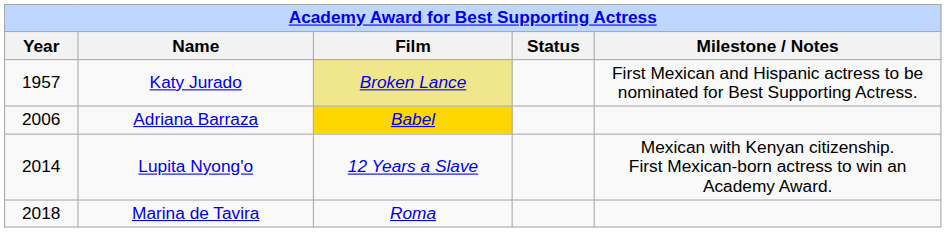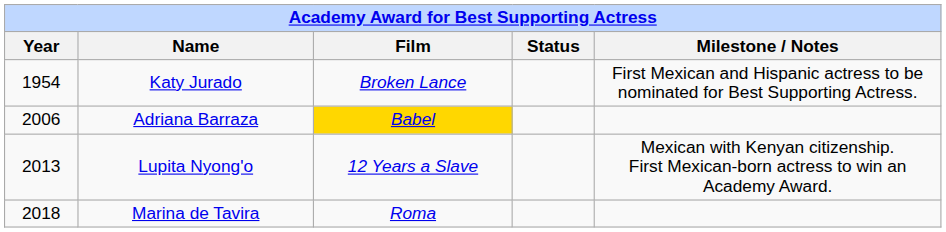(41, 82) 1957 -> (41, 82) 1954
(413, 82) khaki background -> (413, 82) no background
(41, 166) 2014 -> (41, 166) 2013
